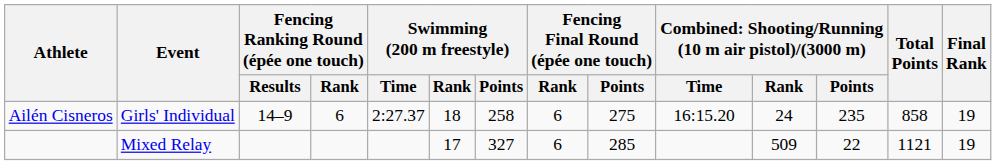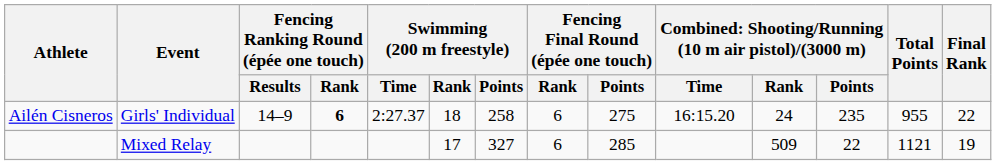(340, 116) normal -> (340, 116) bold
(915, 116) 858 -> (915, 116) 955
(966, 116) 19 -> (966, 116) 22
